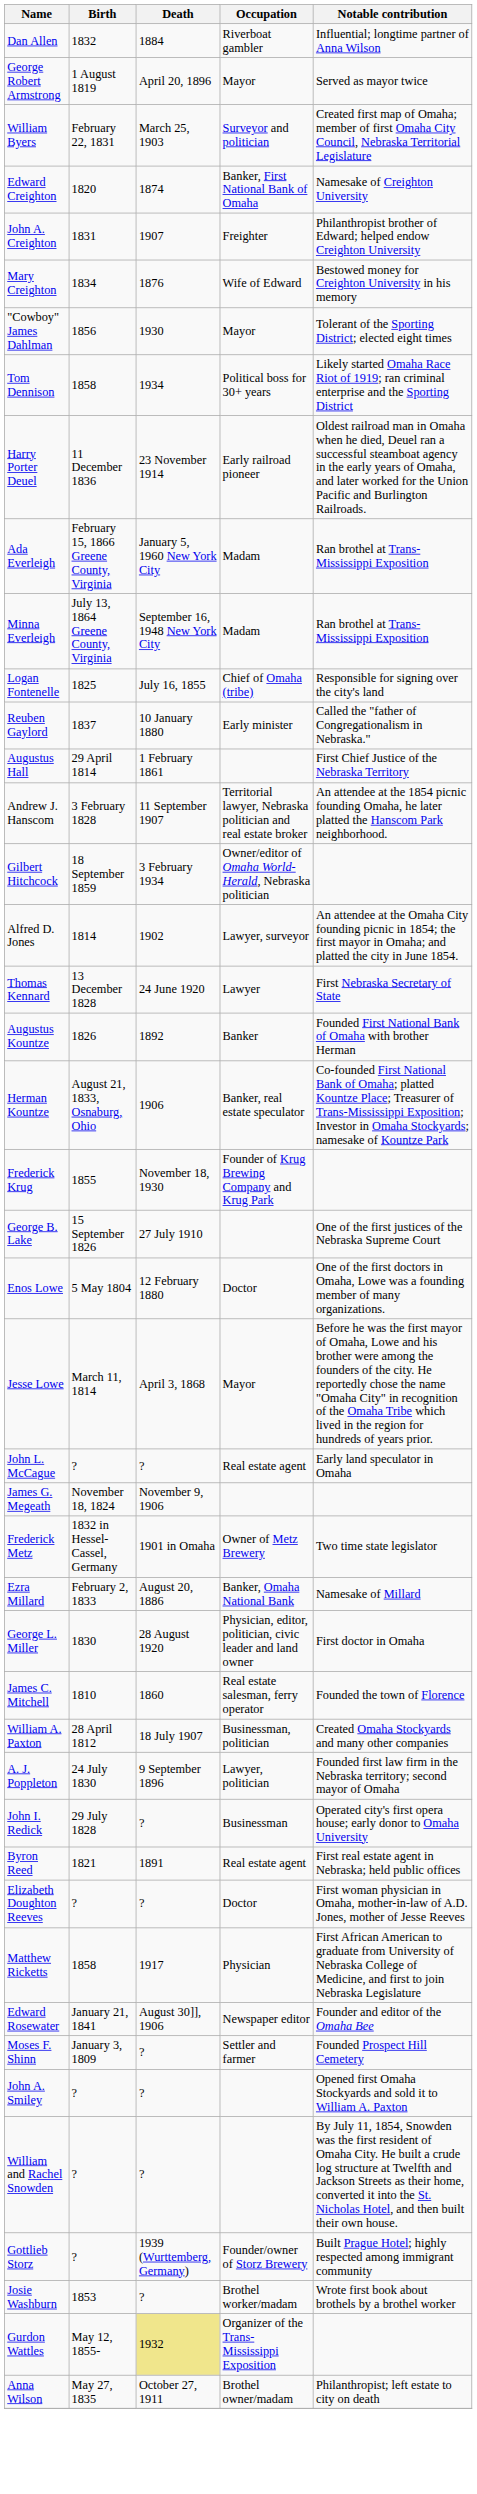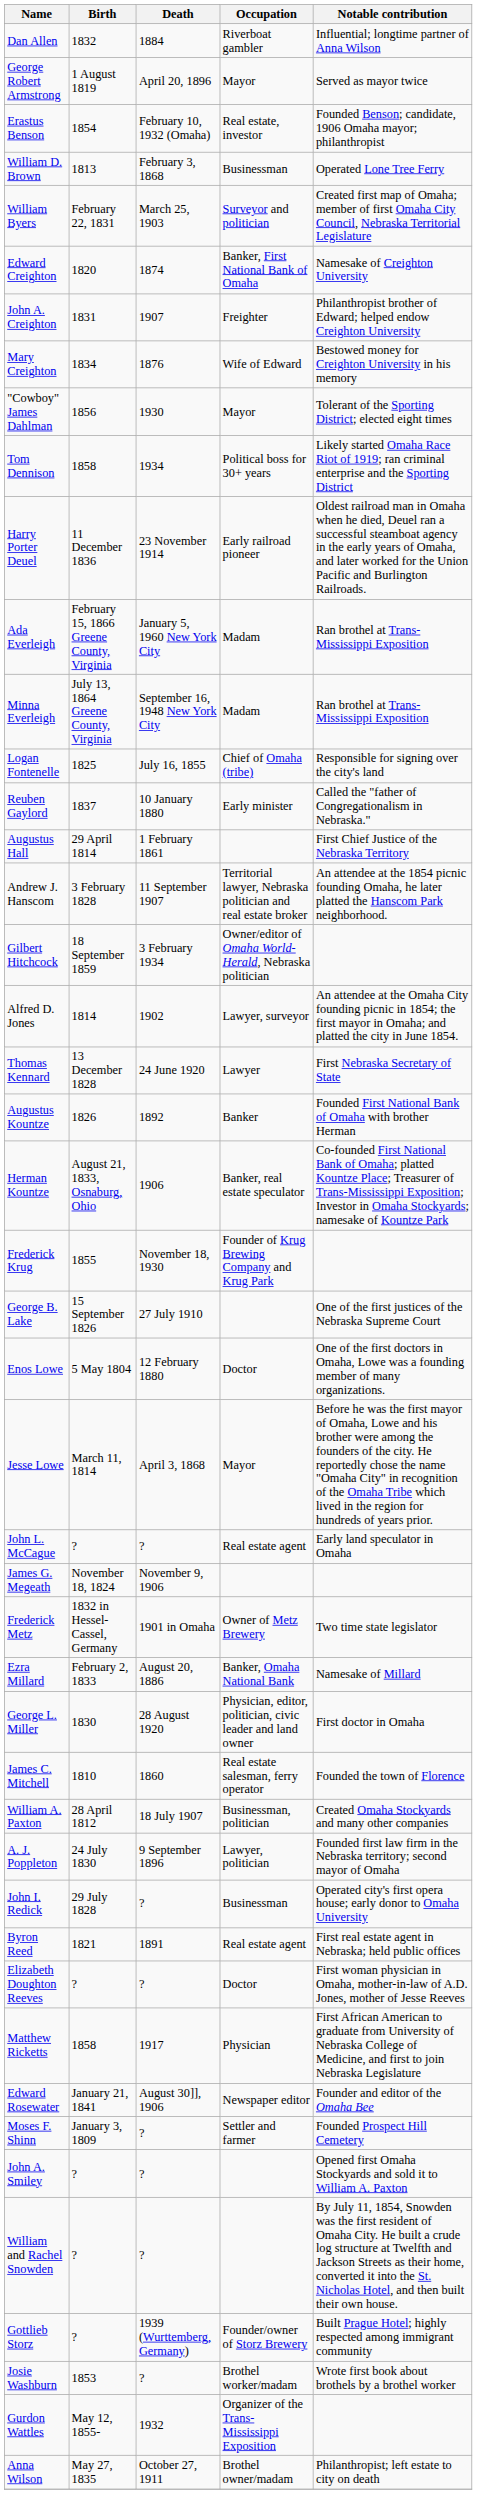+ row: (26, 128)
+ row: (35, 168)
(151, 2344) khaki background -> (151, 2425) no background
